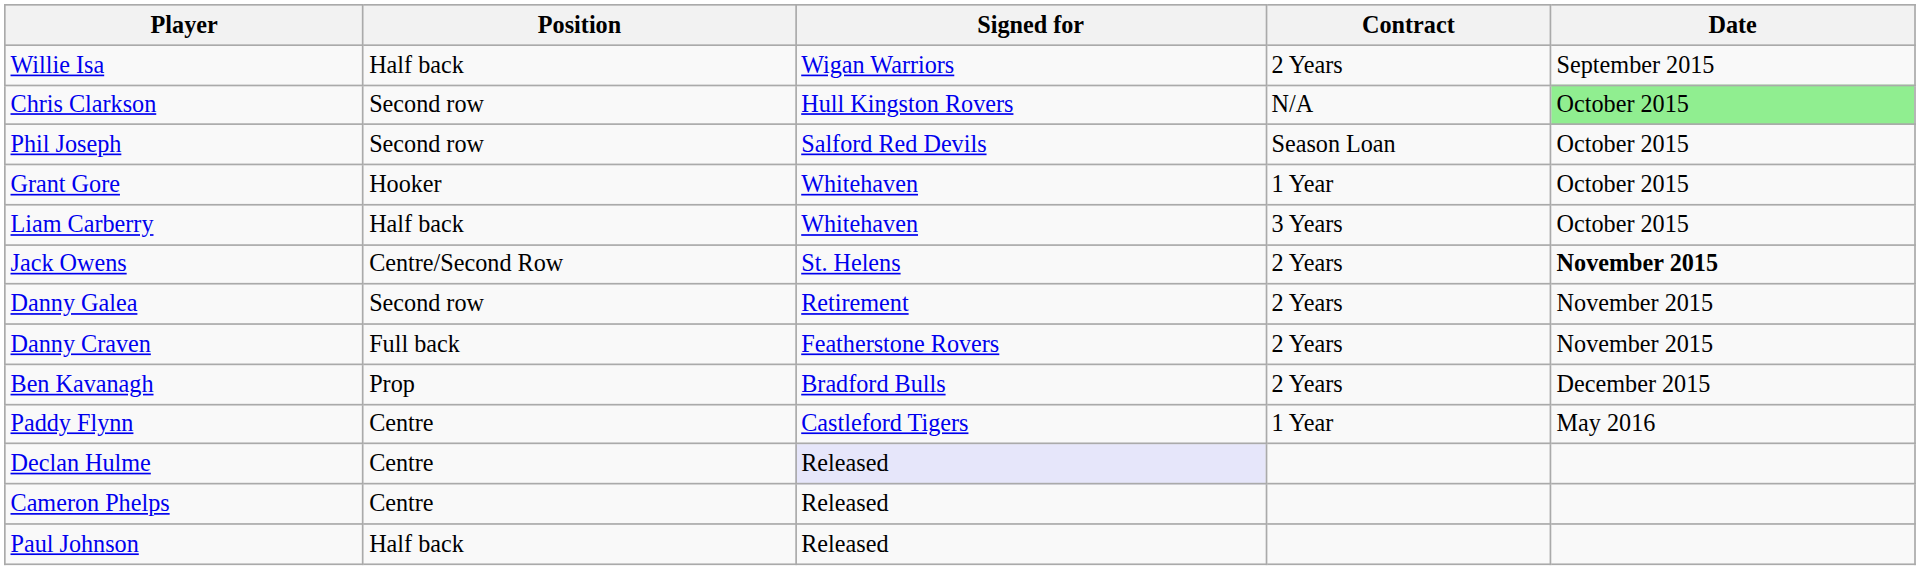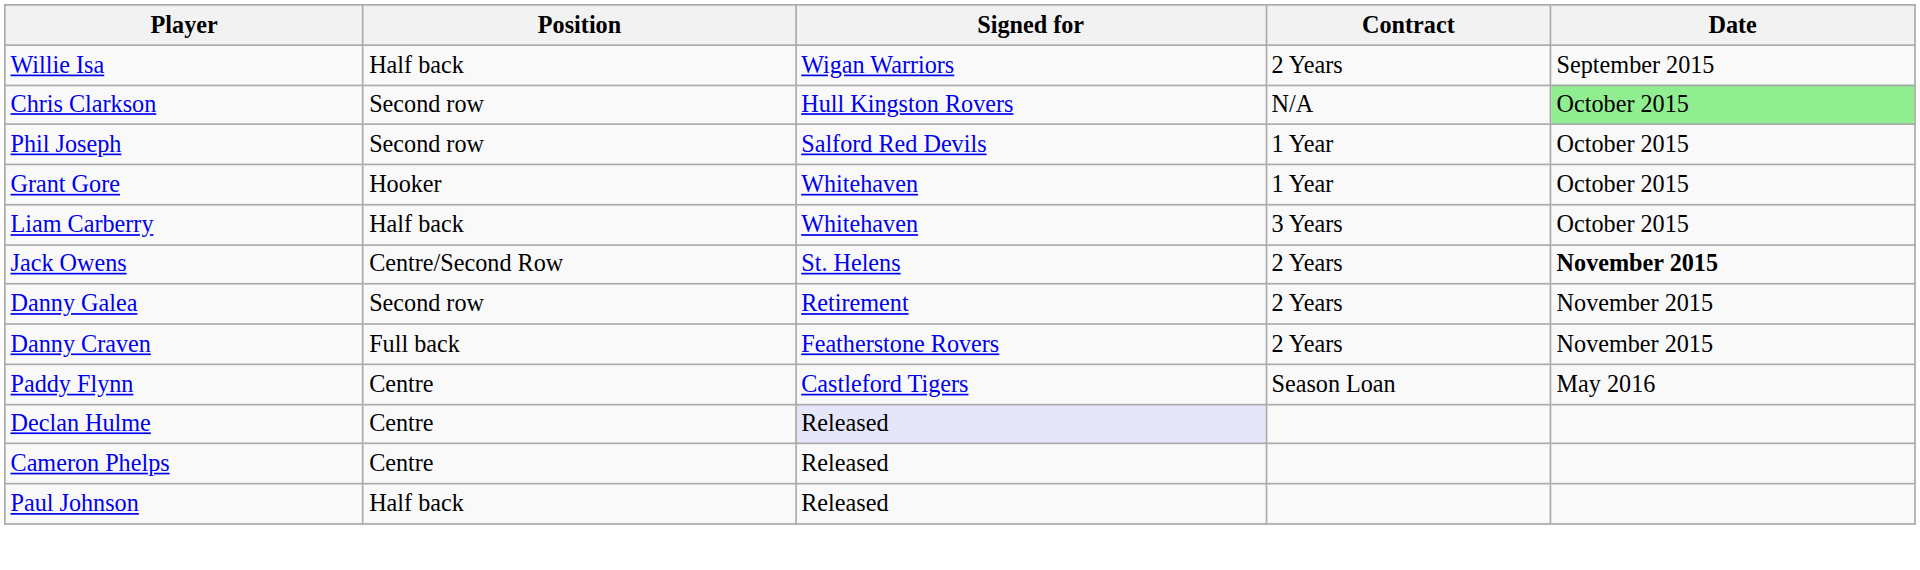(1334, 144) Season Loan -> (1302, 144) 1 Year
- row: (82, 383)
(1302, 423) 1 Year -> (1334, 383) Season Loan
